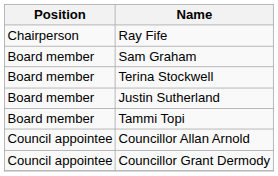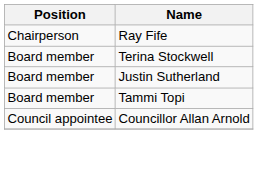- row: (158, 56)
- row: (194, 160)
